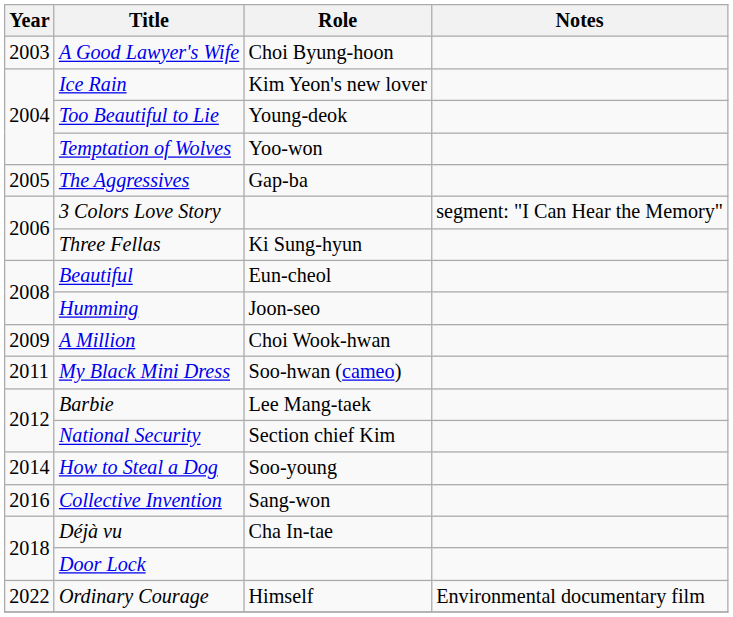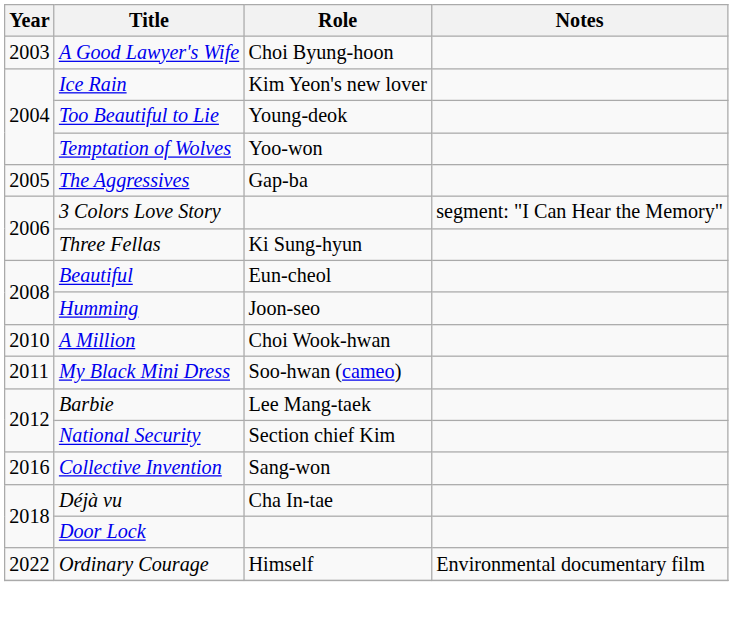(29, 340) 2009 -> (29, 340) 2010
- row: (138, 468)
